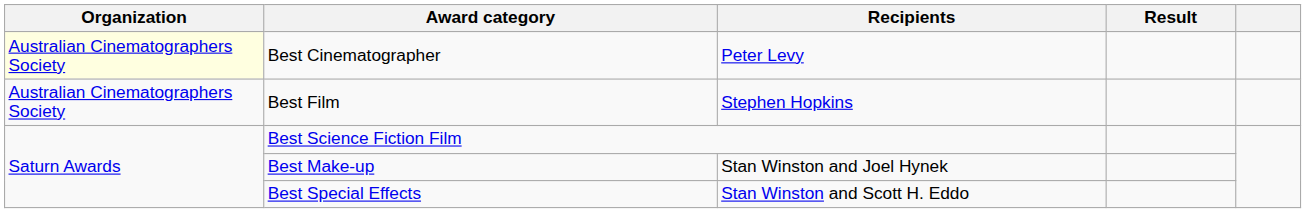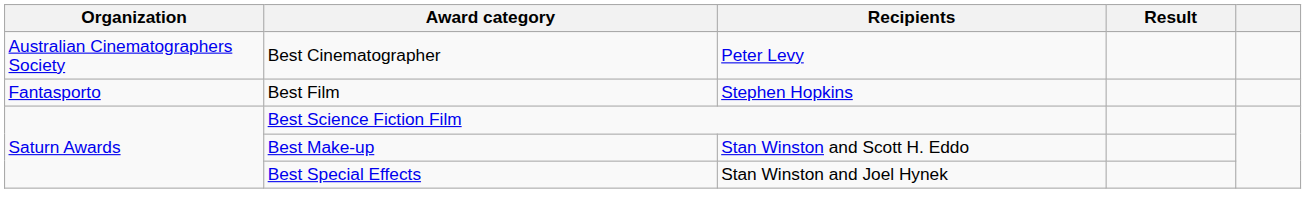(120, 55) lightyellow background -> (120, 55) no background
(120, 102) Australian Cinematographers Society -> (55, 92) Fantasporto
(835, 166) Stan Winston and Joel Hynek -> (845, 147) Stan Winston and Scott H. Eddo
(845, 194) Stan Winston and Scott H. Eddo -> (835, 174) Stan Winston and Joel Hynek
